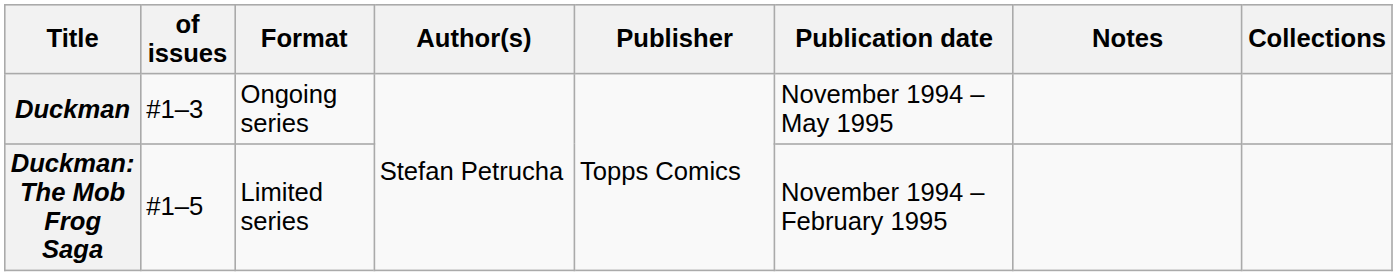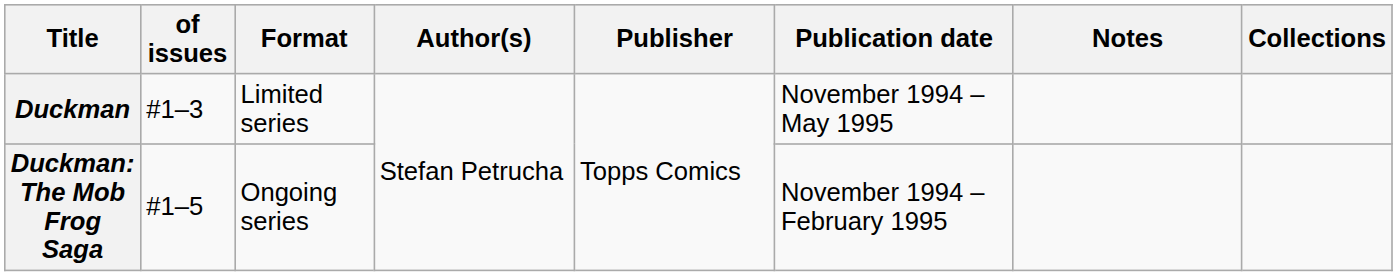(289, 108) Ongoing series -> (282, 108) Limited series
(282, 206) Limited series -> (289, 206) Ongoing series
